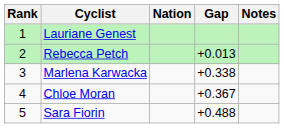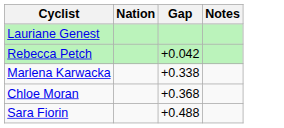- column: (23, 14)
(216, 53) +0.013 -> (180, 53) +0.042
(216, 93) +0.367 -> (180, 93) +0.368
